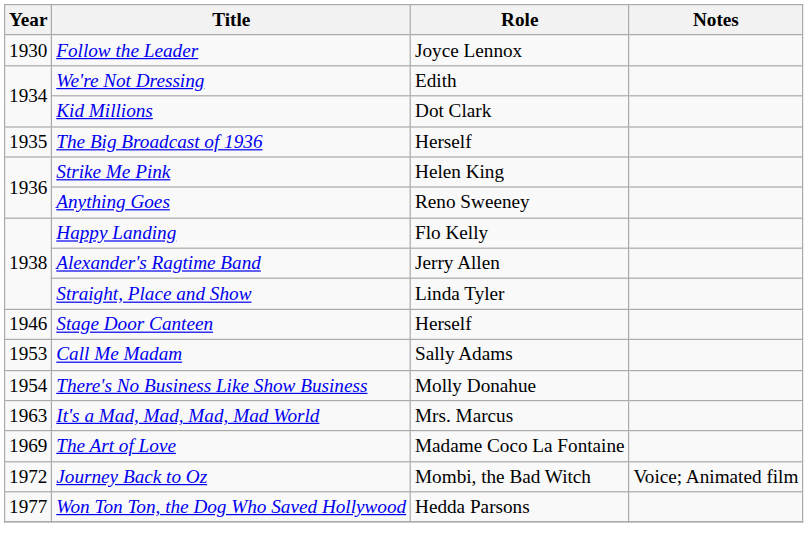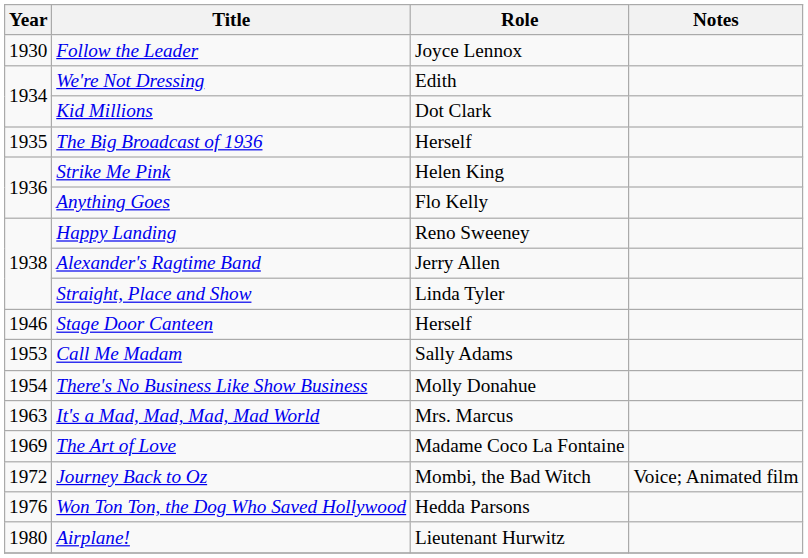(472, 202) Reno Sweeney -> (452, 202) Flo Kelly
(452, 232) Flo Kelly -> (472, 232) Reno Sweeney
(28, 506) 1977 -> (28, 506) 1976
+ row: (93, 537)
